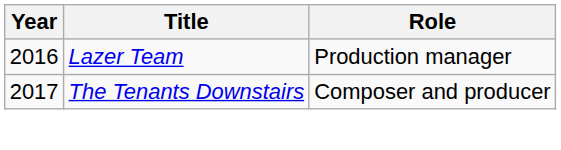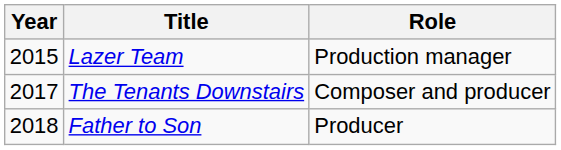(34, 56) 2016 -> (34, 56) 2015
+ row: (135, 126)
